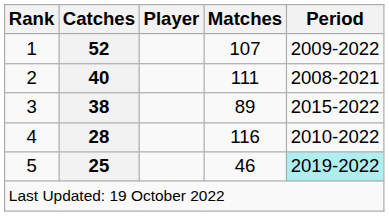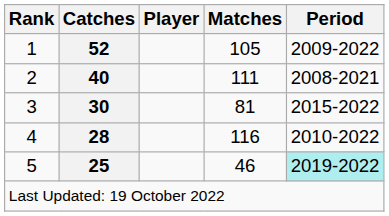(245, 48) 107 -> (245, 48) 105
(99, 107) 38 -> (99, 107) 30
(245, 107) 89 -> (245, 107) 81
